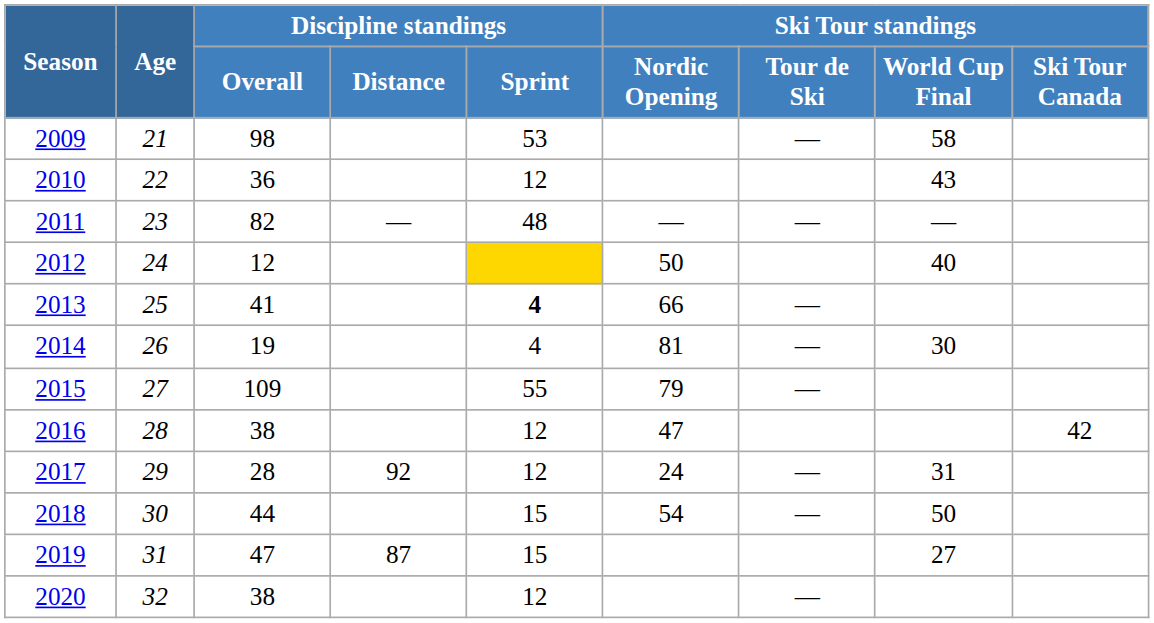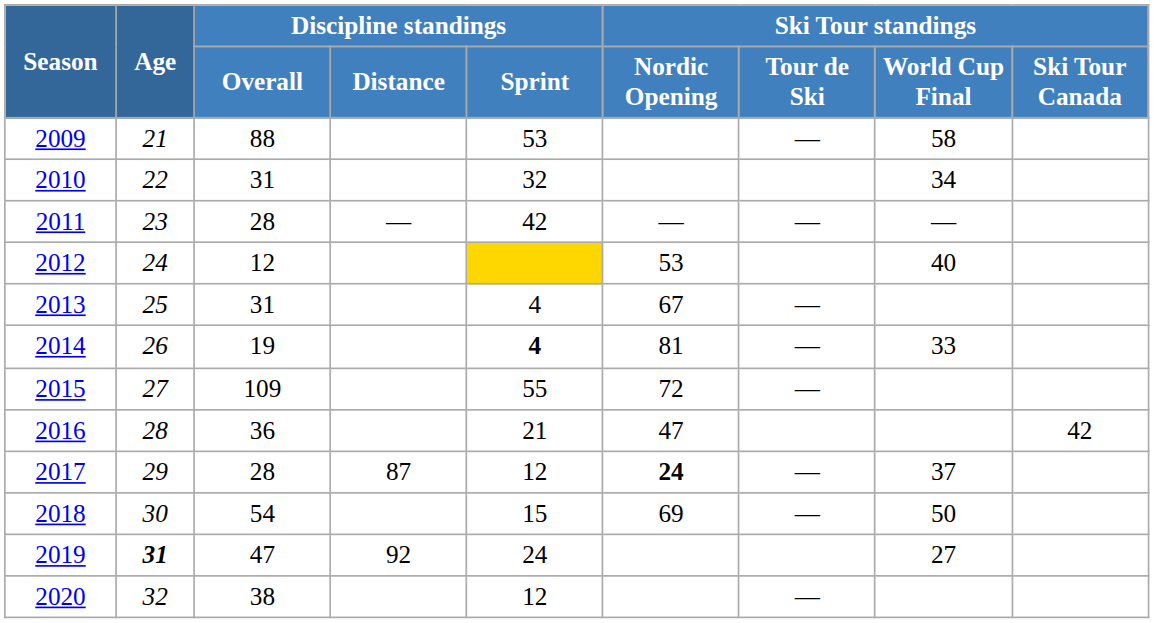(262, 138) 98 -> (262, 138) 88
(262, 180) 36 -> (262, 180) 31
(535, 180) 12 -> (535, 180) 32
(944, 180) 43 -> (944, 180) 34
(262, 221) 82 -> (262, 221) 28
(535, 221) 48 -> (535, 221) 42
(671, 263) 50 -> (671, 263) 53
(262, 304) 41 -> (262, 304) 31
(535, 304) bold -> (535, 304) normal
(671, 304) 66 -> (671, 304) 67
(535, 346) normal -> (535, 346) bold
(944, 346) 30 -> (944, 346) 33
(671, 388) 79 -> (671, 388) 72
(262, 429) 38 -> (262, 429) 36
(535, 429) 12 -> (535, 429) 21
(399, 471) 92 -> (399, 471) 87
(671, 471) normal -> (671, 471) bold
(944, 471) 31 -> (944, 471) 37
(262, 513) 44 -> (262, 513) 54
(671, 513) 54 -> (671, 513) 69
(155, 554) normal -> (155, 554) bold
(399, 554) 87 -> (399, 554) 92
(535, 554) 15 -> (535, 554) 24
